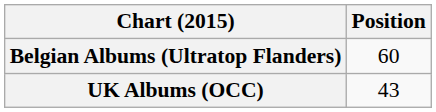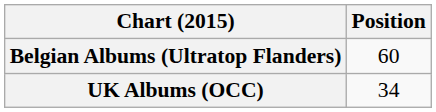(389, 90) 43 -> (389, 90) 34
